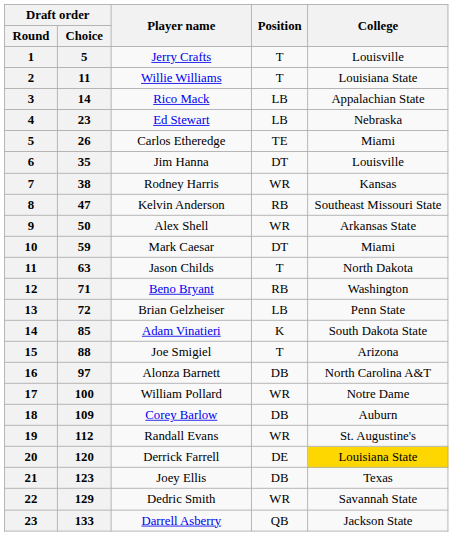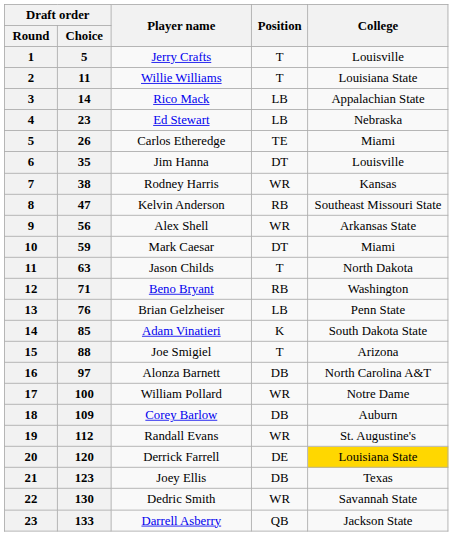(84, 225) 50 -> (84, 225) 56
(84, 309) 72 -> (84, 309) 76
(84, 499) 129 -> (84, 499) 130
